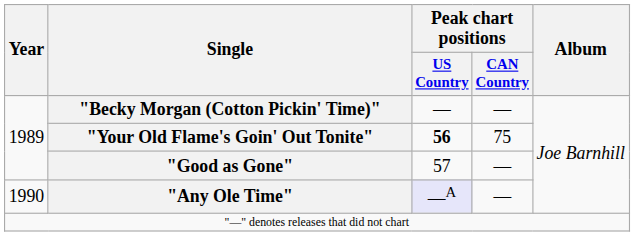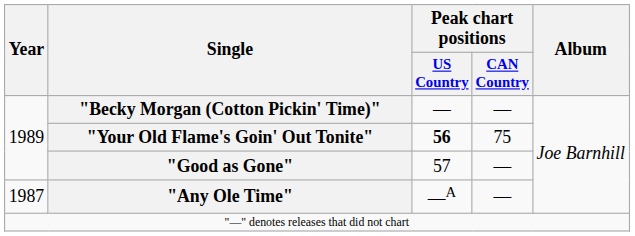(26, 196) 1990 -> (26, 196) 1987
(442, 196) lavender background -> (442, 196) no background
